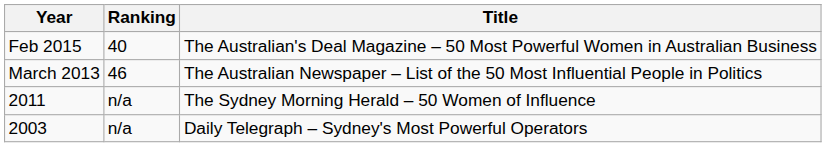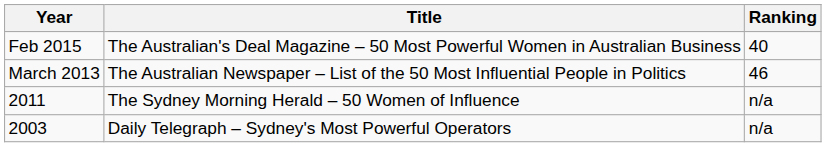columns swapped: (500, 18) <-> (142, 18)
